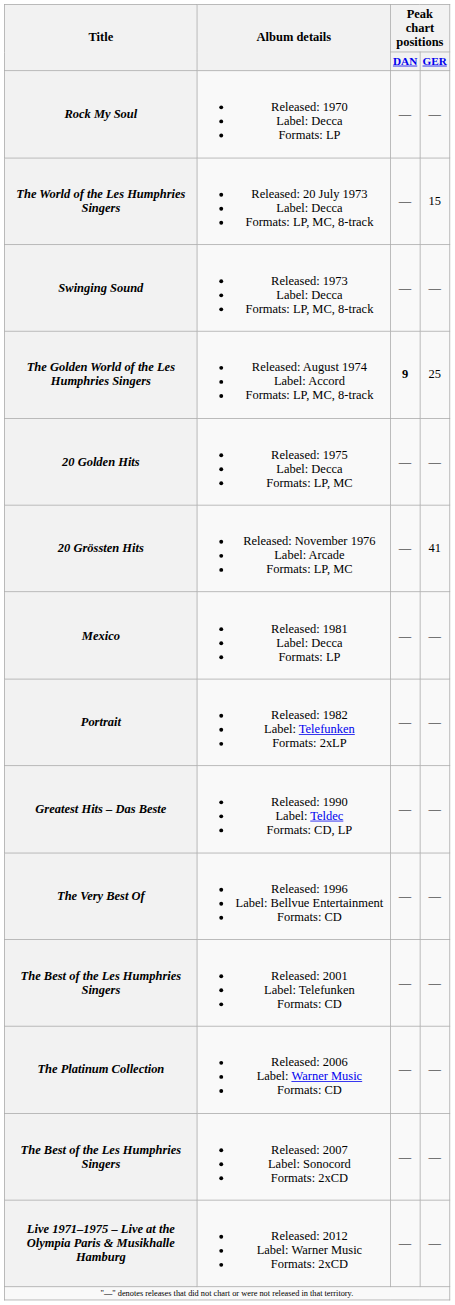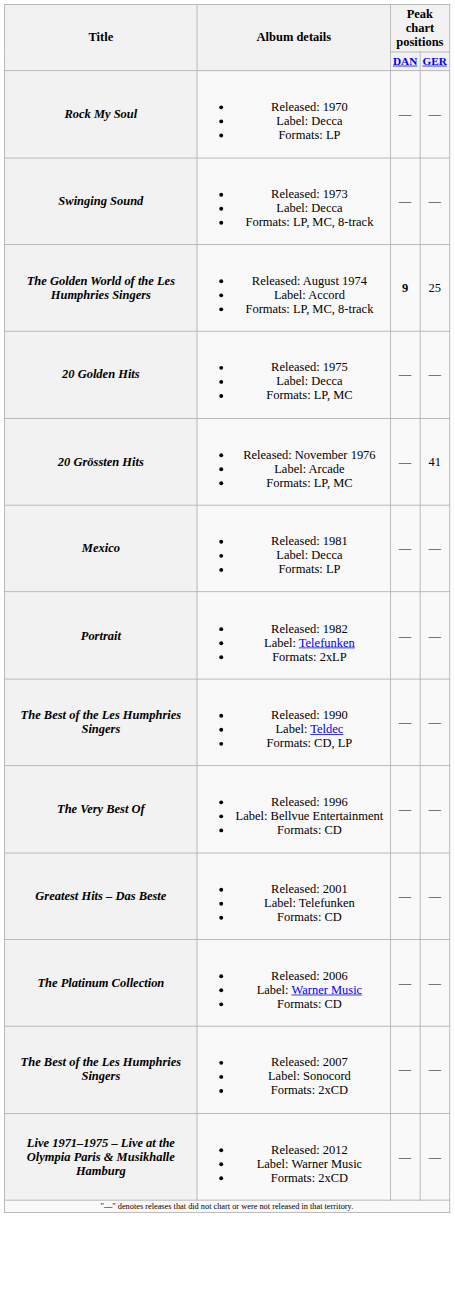- row: (294, 208)
(101, 809) Greatest Hits – Das Beste -> (101, 722) The Best of the Les Humphries Singers
(101, 983) The Best of the Les Humphries Singers -> (101, 896) Greatest Hits – Das Beste
